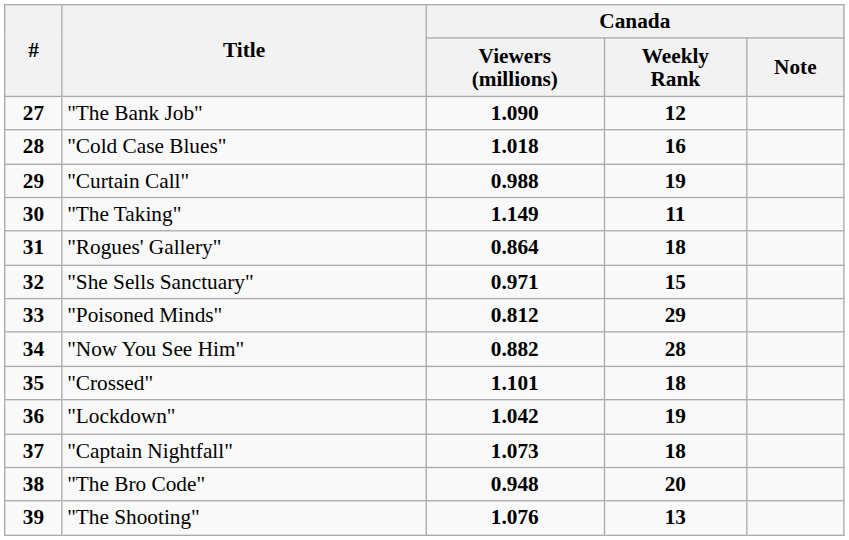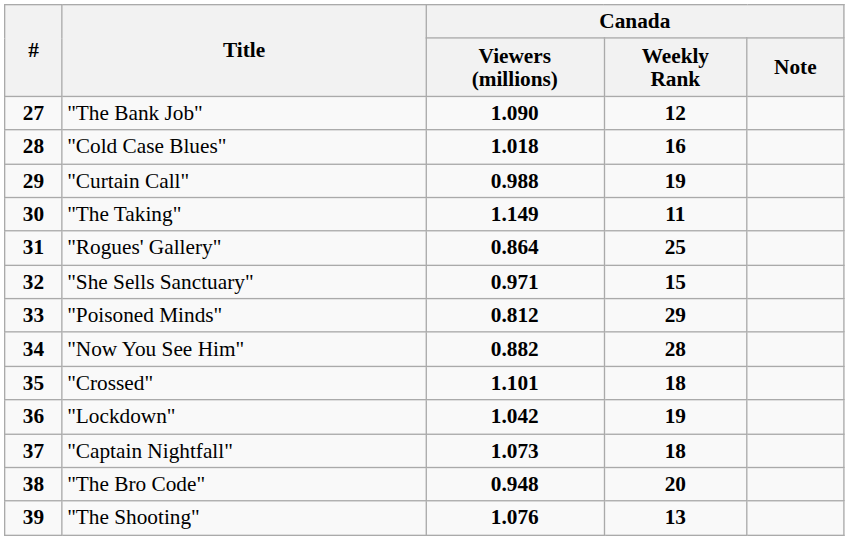(675, 247) 18 -> (675, 247) 25
